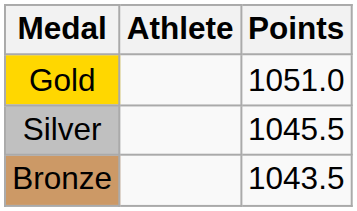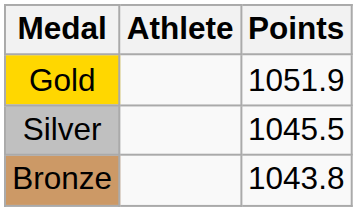(296, 79) 1051.0 -> (296, 79) 1051.9
(296, 179) 1043.5 -> (296, 179) 1043.8
